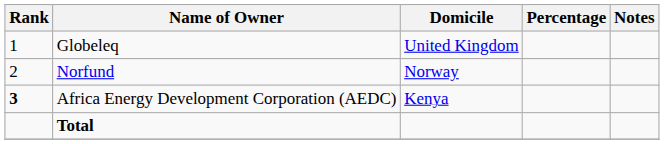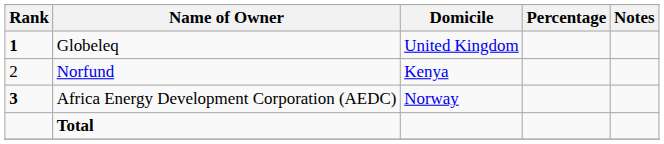(13, 44) normal -> (13, 44) bold
(432, 71) Norway -> (426, 71) Kenya
(426, 98) Kenya -> (432, 98) Norway
